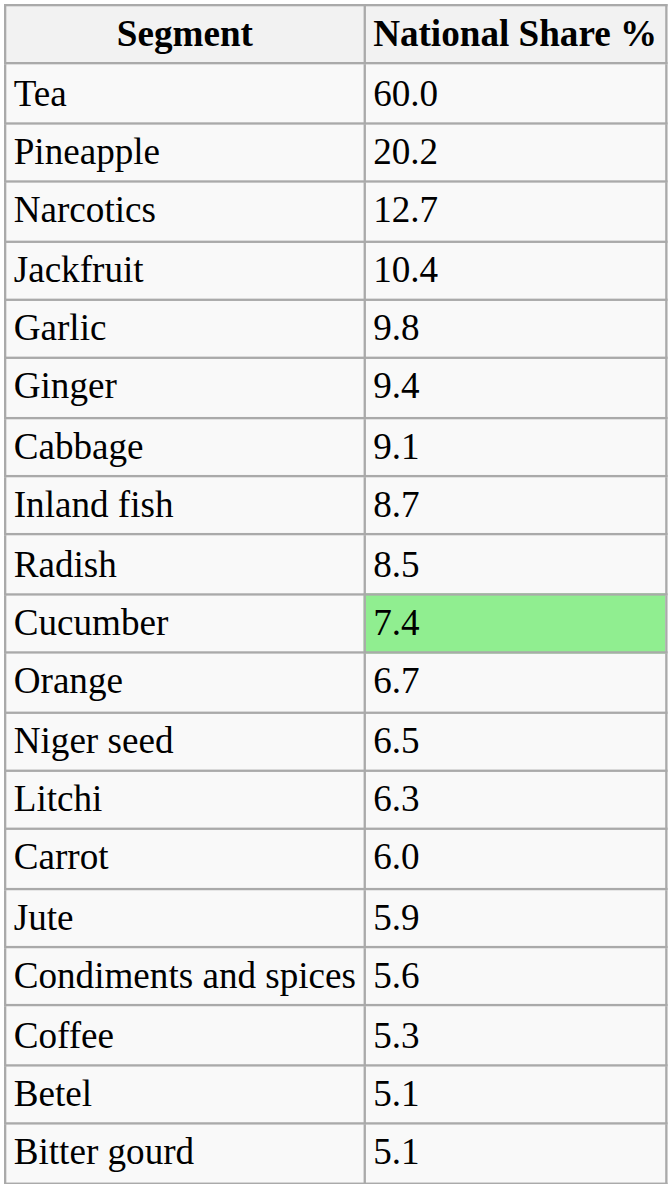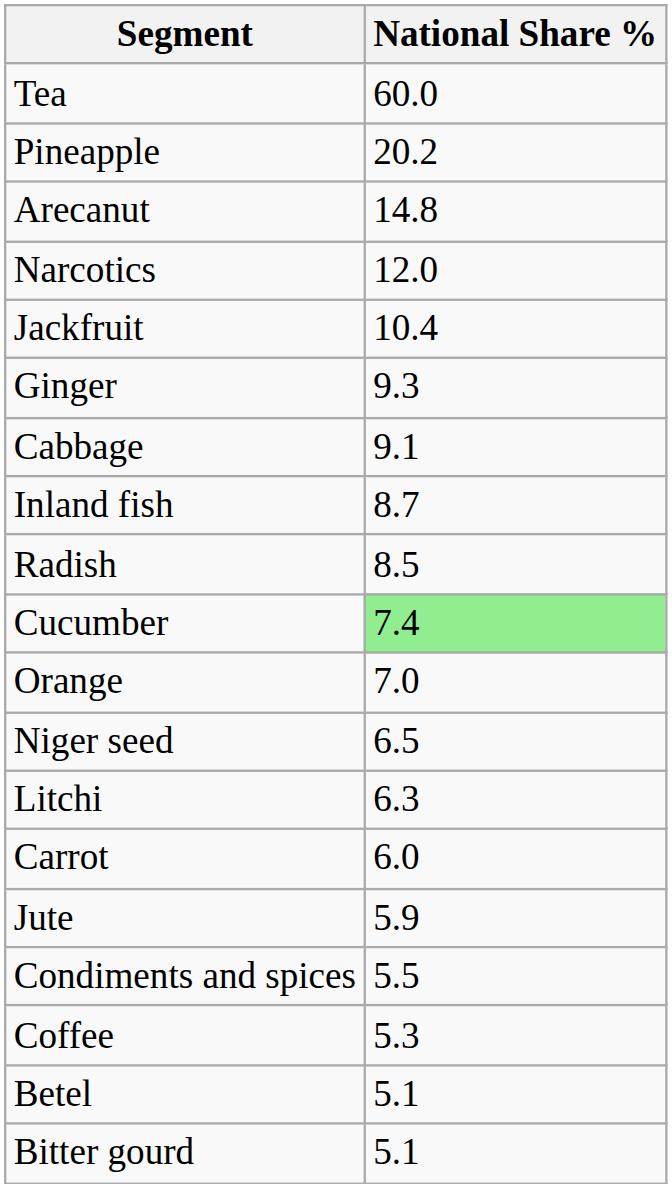+ row: (82, 210)
(406, 210) 12.7 -> (406, 269) 12.0
- row: (60, 328)
(396, 387) 9.4 -> (396, 387) 9.3
(396, 681) 6.7 -> (396, 681) 7.0
(396, 975) 5.6 -> (396, 975) 5.5
